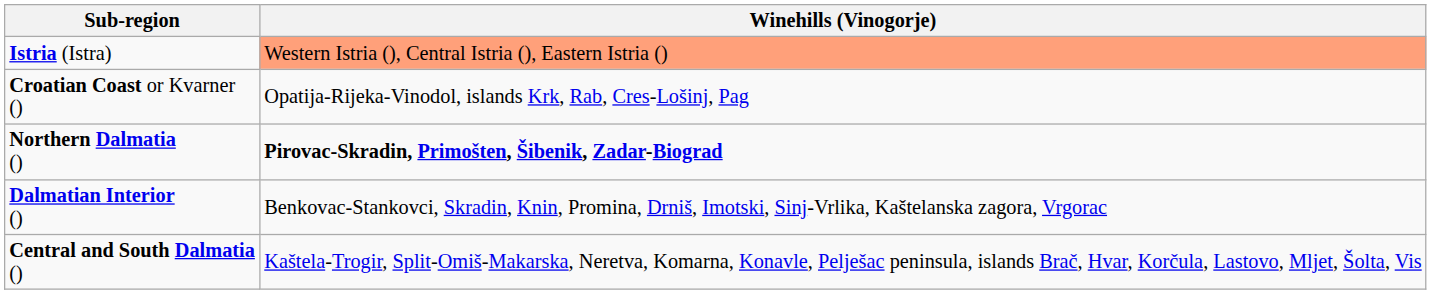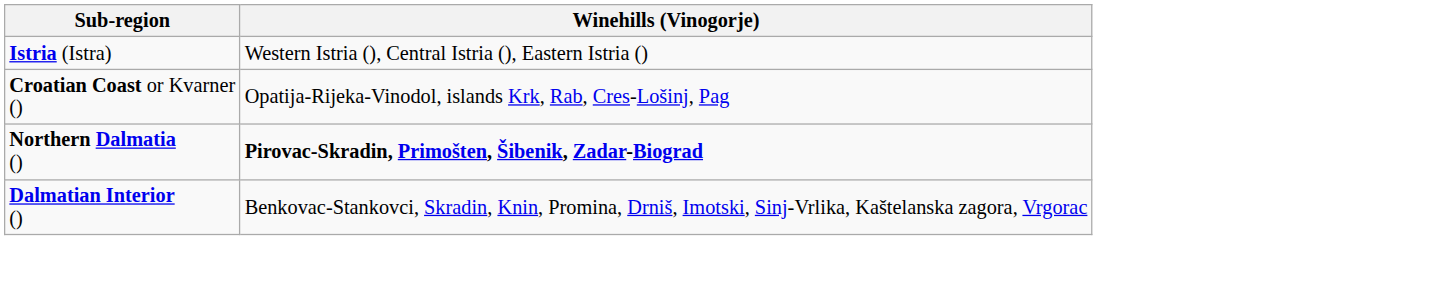(466, 52) lightsalmon background -> (446, 52) no background
- row: (132, 261)
